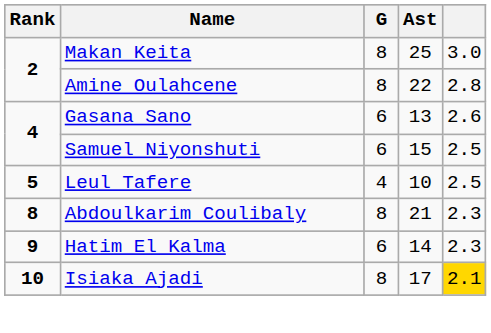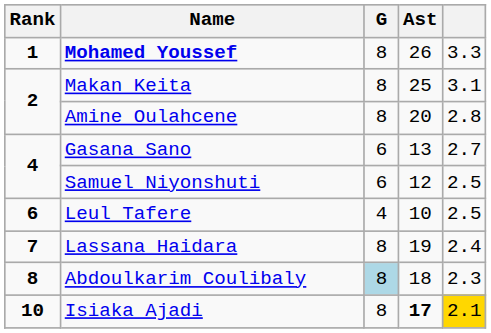+ row: (151, 53)
(464, 53) 3.0 -> (464, 85) 3.1
(420, 85) 22 -> (420, 117) 20
(464, 117) 2.6 -> (464, 150) 2.7
(420, 150) 15 -> (420, 182) 12
(32, 182) 5 -> (32, 214) 6
+ row: (151, 246)
(382, 214) no background -> (382, 279) lightblue background
(420, 214) 21 -> (420, 279) 18
- row: (145, 246)
(420, 279) normal -> (420, 311) bold
